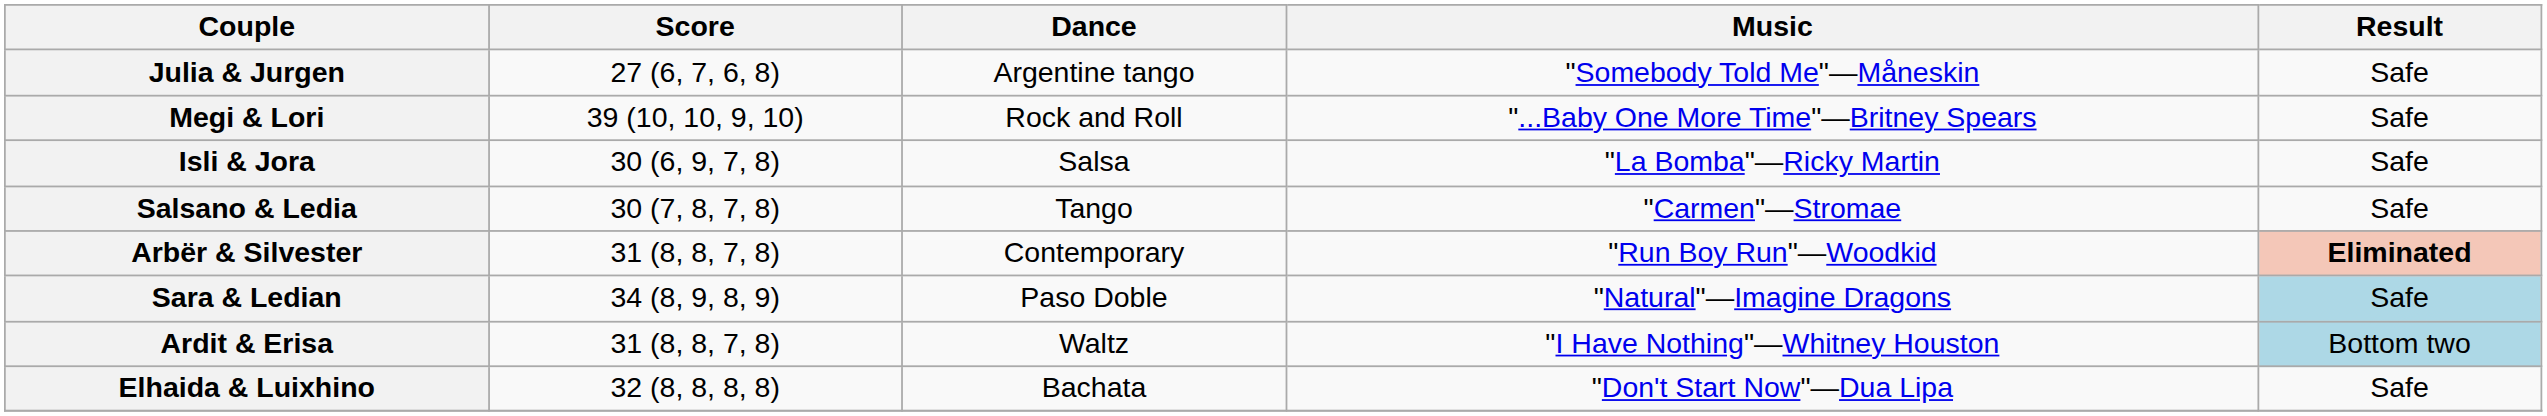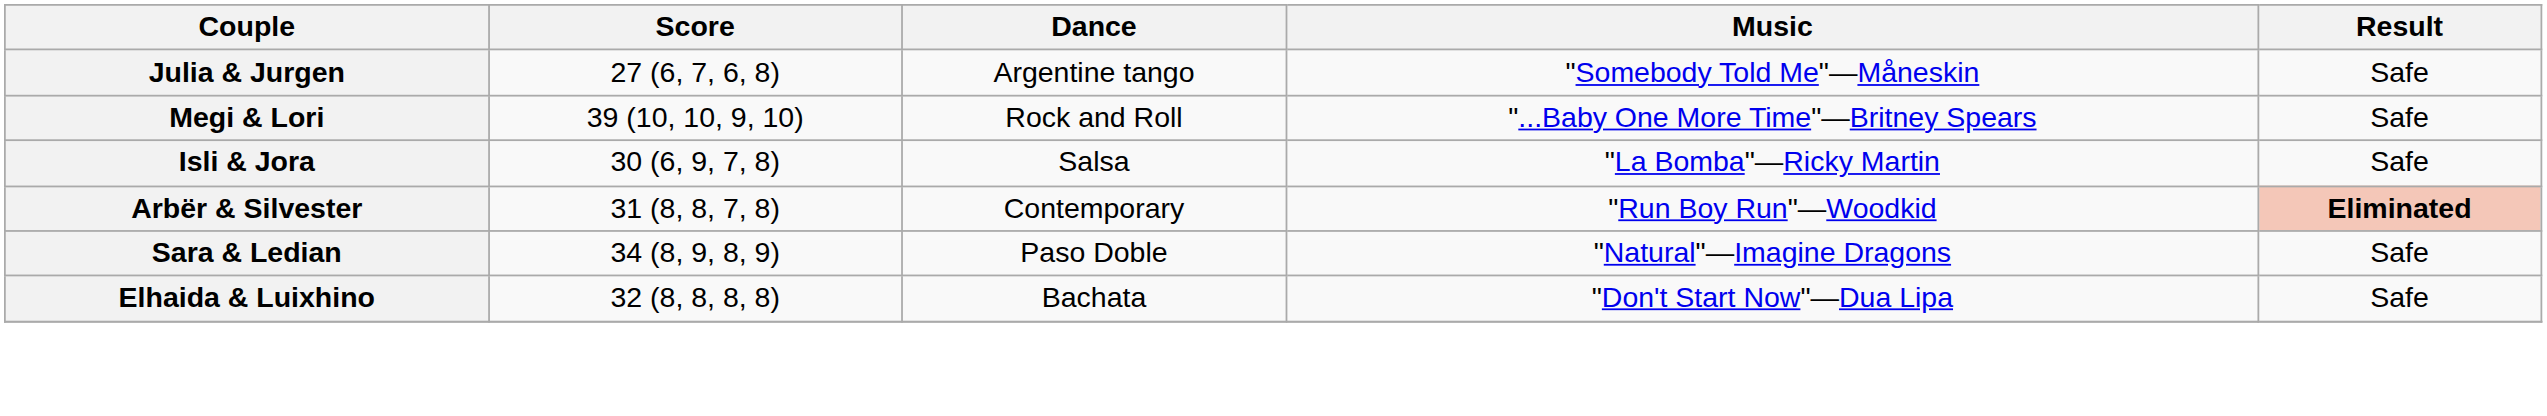- row: (247, 207)
(2400, 298) lightblue background -> (2400, 252) no background
- row: (247, 343)
